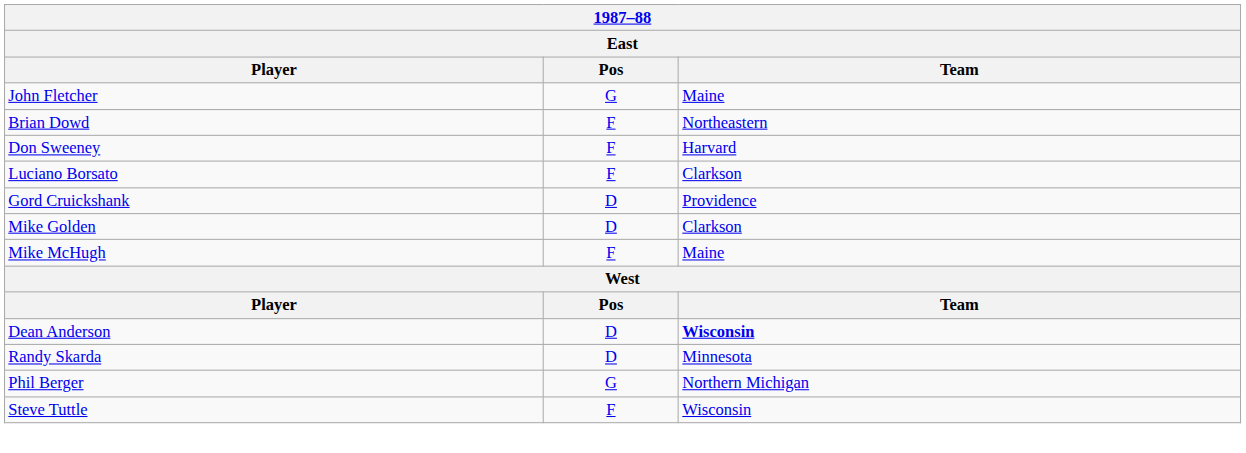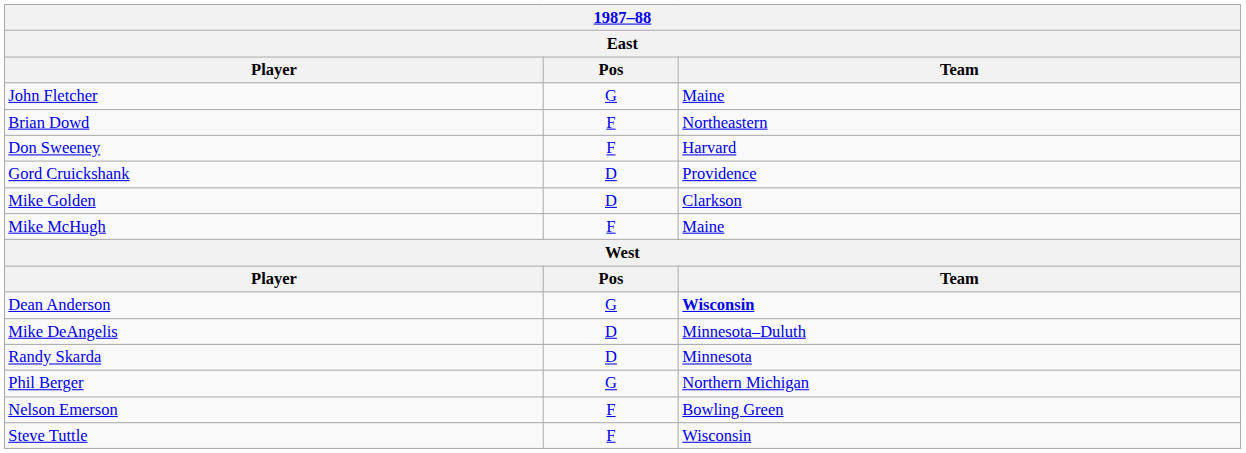- row: (63, 174)
(611, 331) D -> (611, 305) G
+ row: (63, 331)
+ row: (63, 409)
